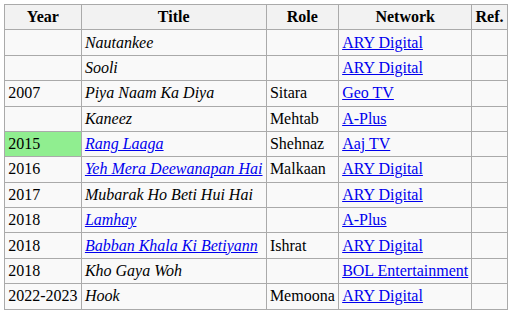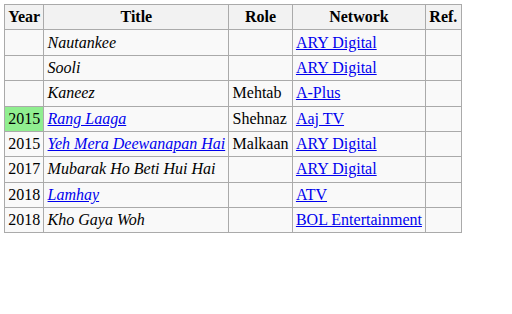- row: (150, 93)
(24, 169) 2016 -> (24, 144) 2015
(364, 220) A-Plus -> (311, 194) ATV
- row: (171, 245)
- row: (102, 296)
